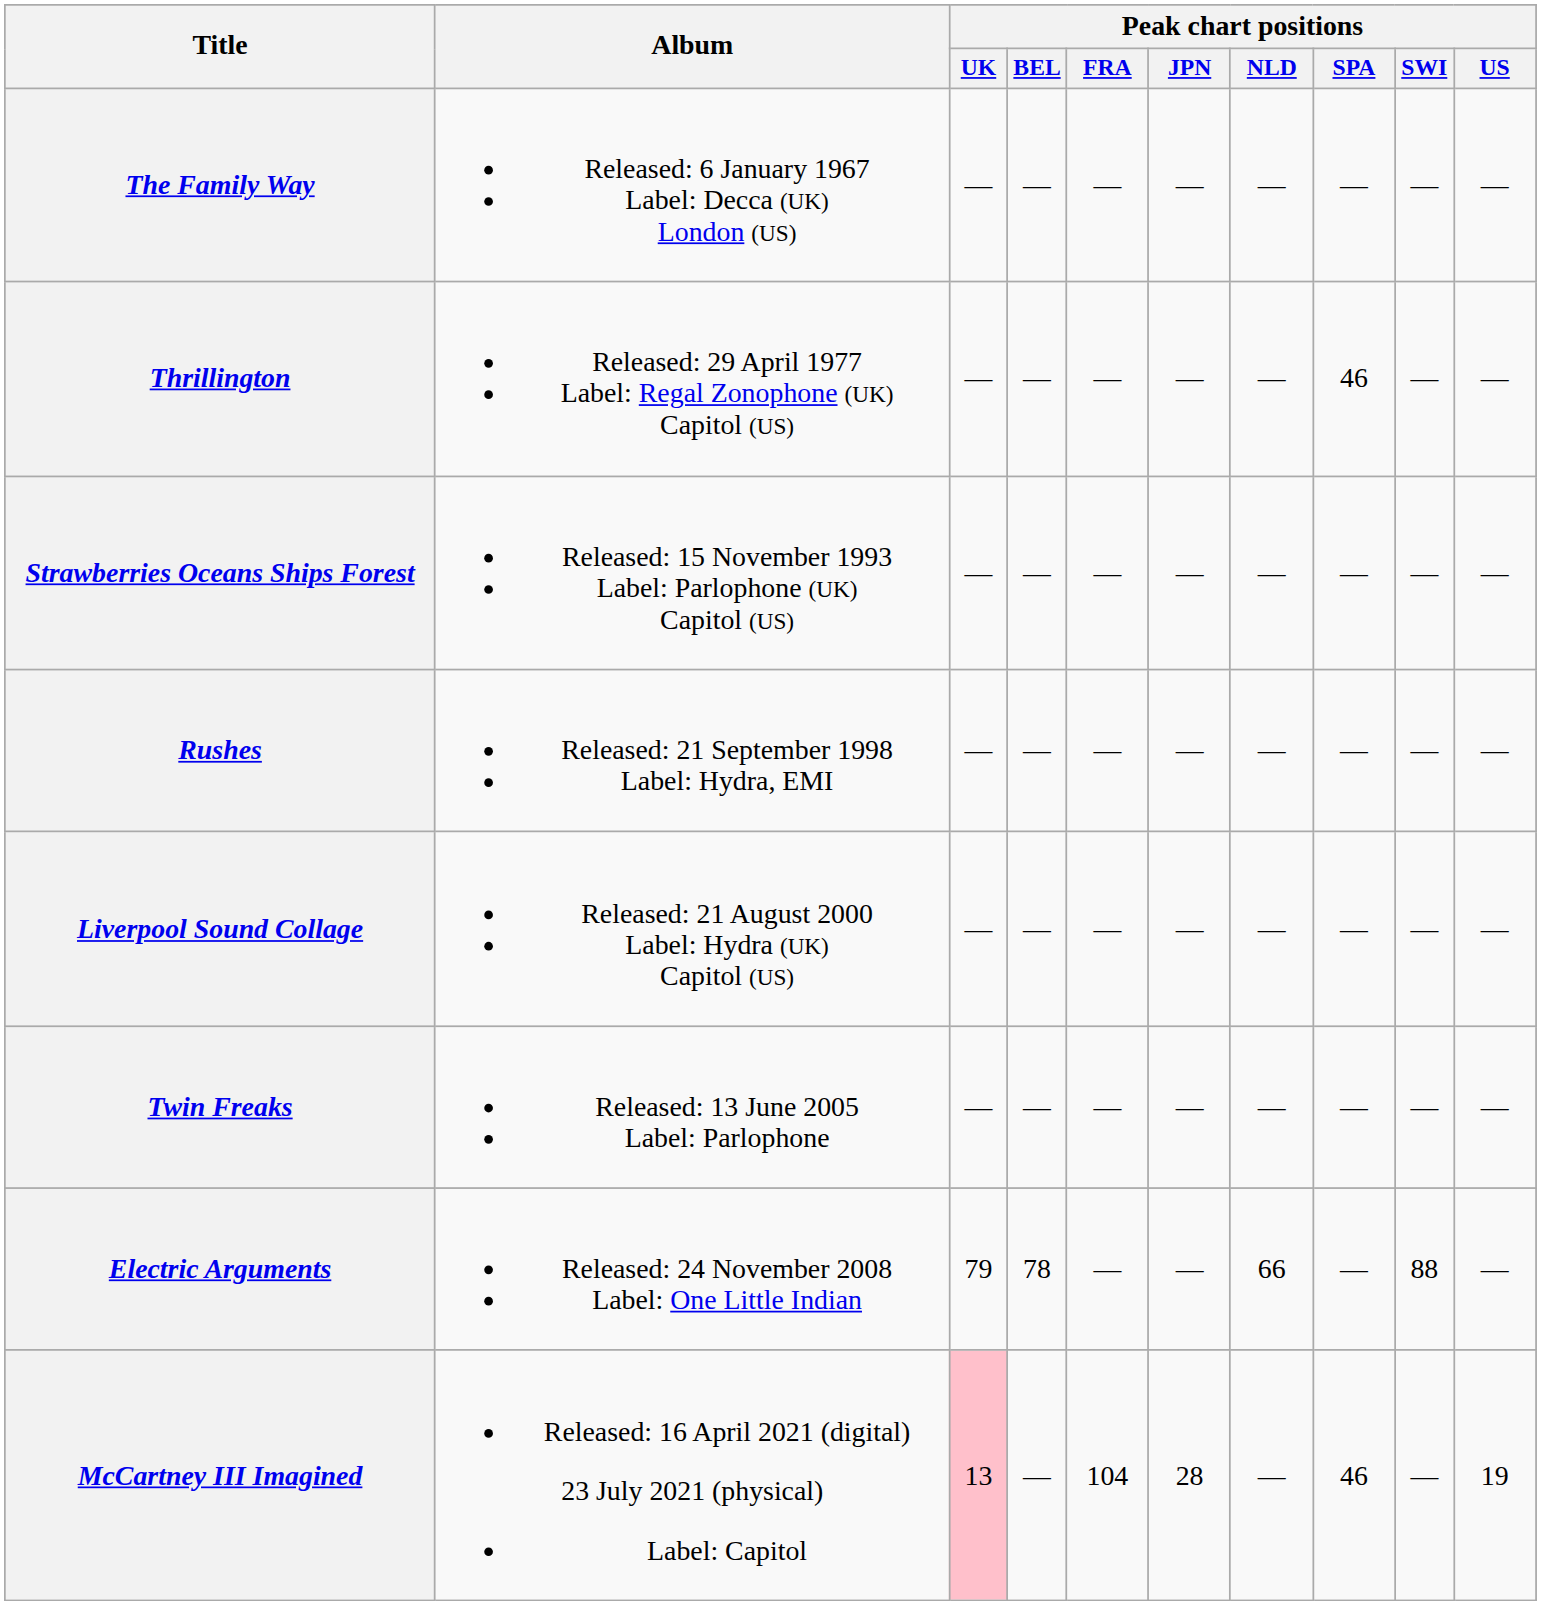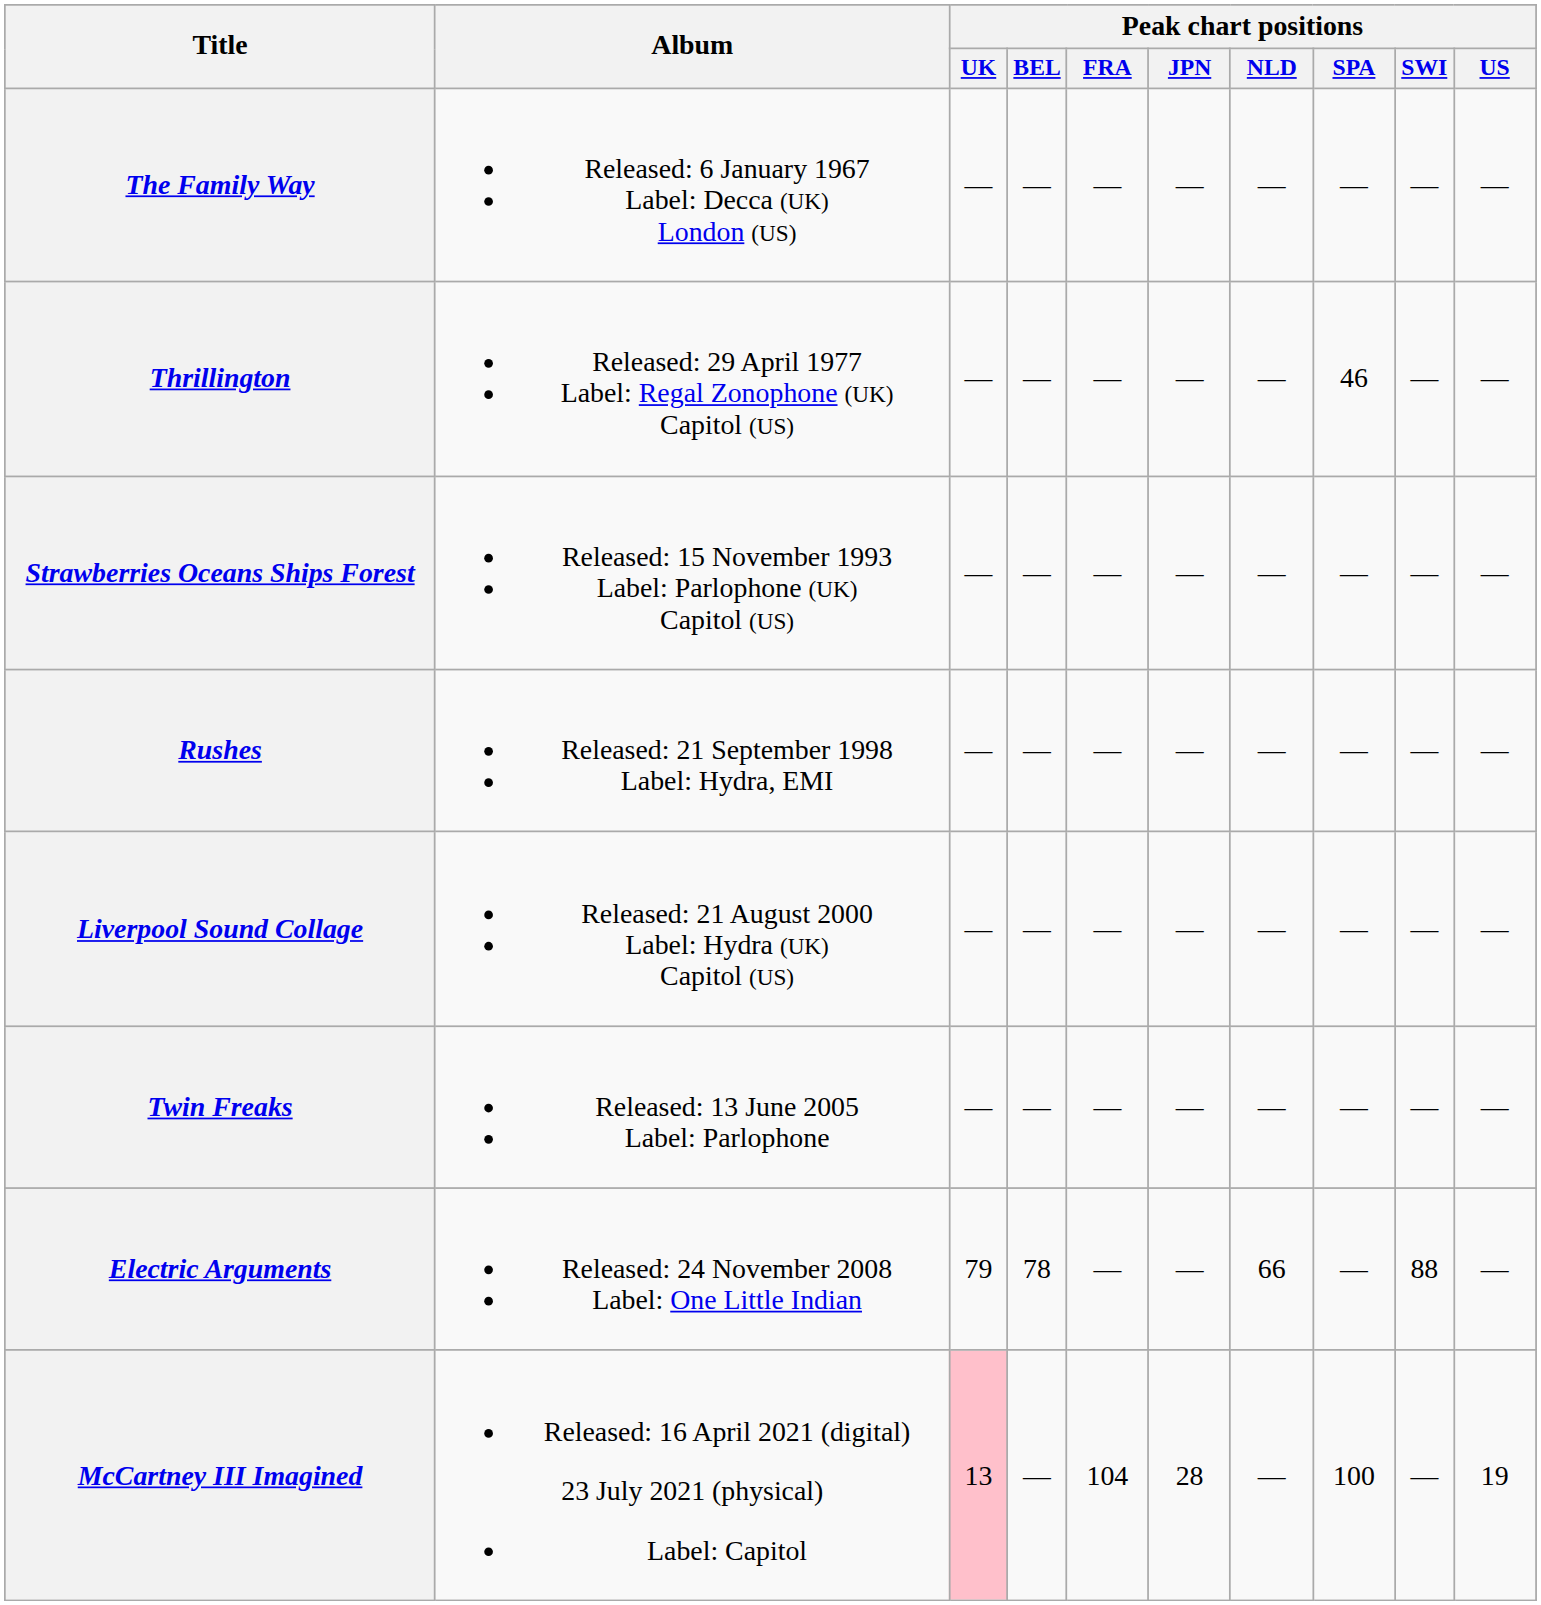(1354, 1475) 46 -> (1354, 1475) 100
